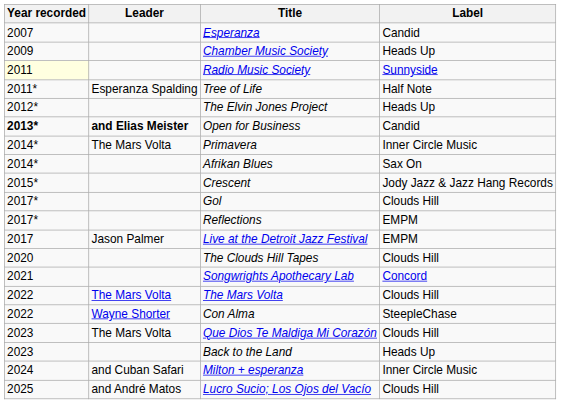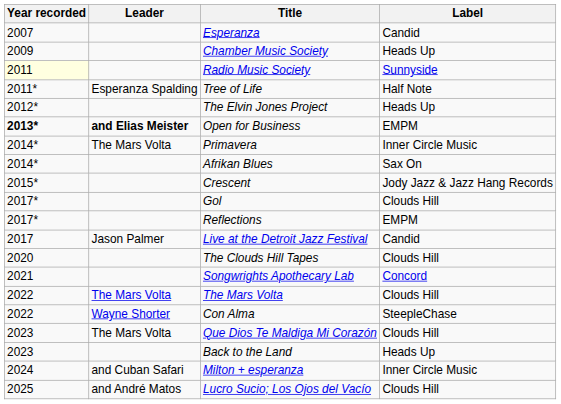(401, 126) Candid -> (400, 126) EMPM
(400, 239) EMPM -> (401, 239) Candid
